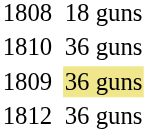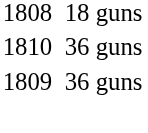(104, 81) khaki background -> (104, 81) no background
- row: (27, 115)
